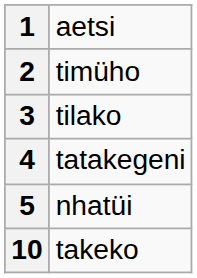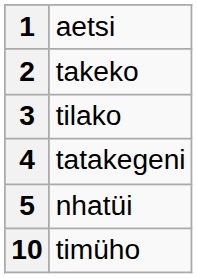(98, 71) timüho -> (97, 71) takeko
(97, 250) takeko -> (98, 250) timüho
